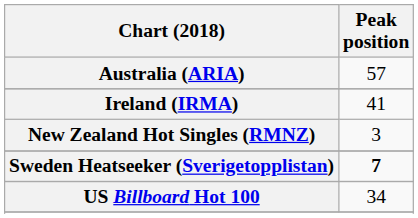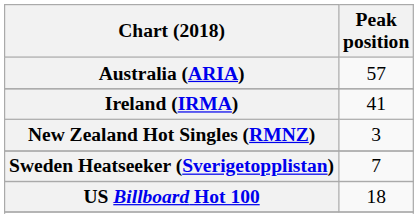(376, 165) bold -> (376, 165) normal
(376, 196) 34 -> (376, 196) 18
